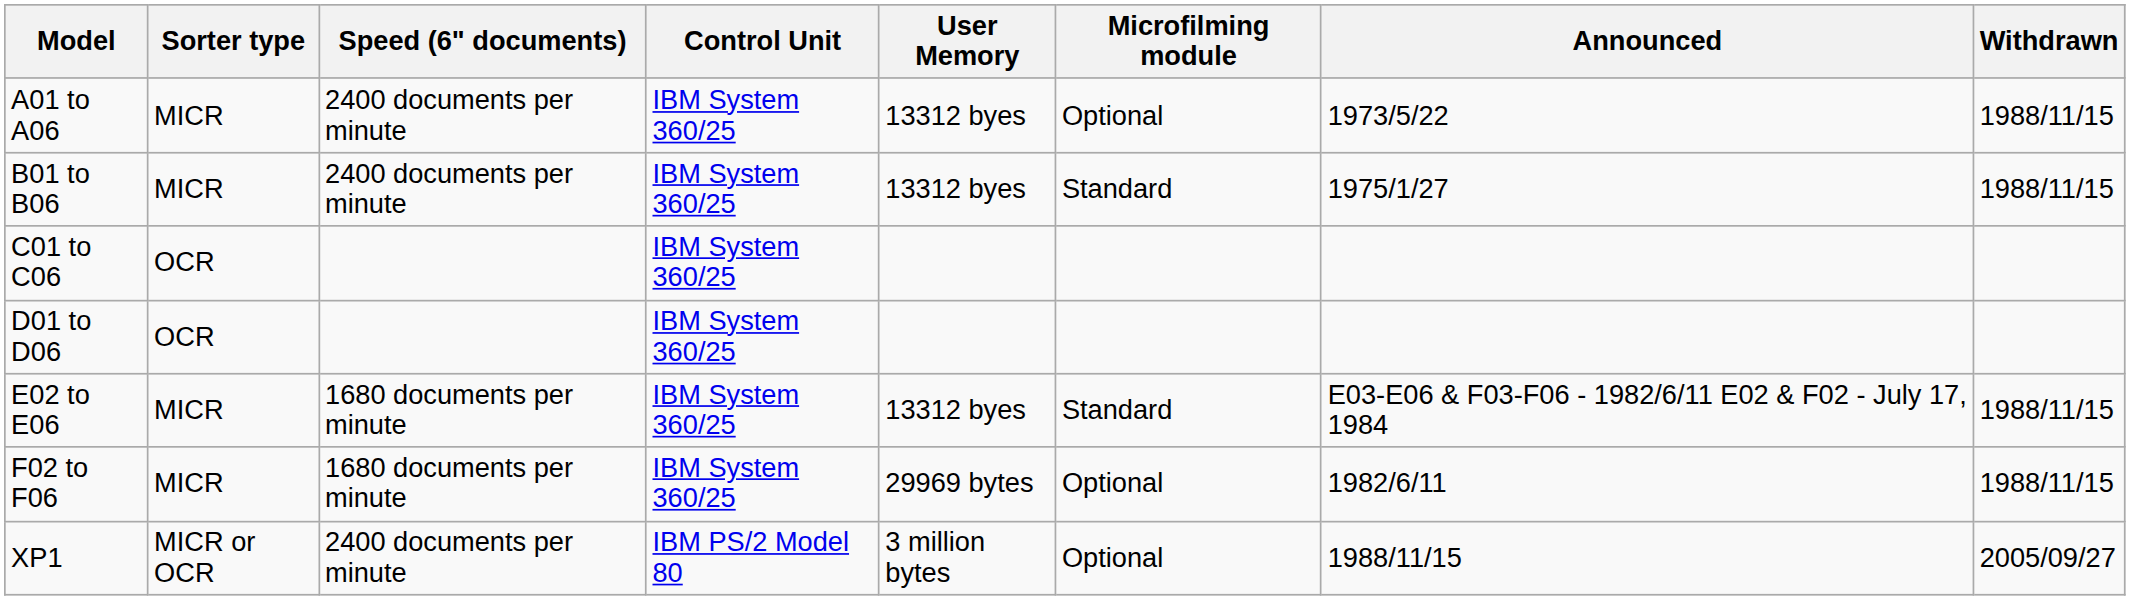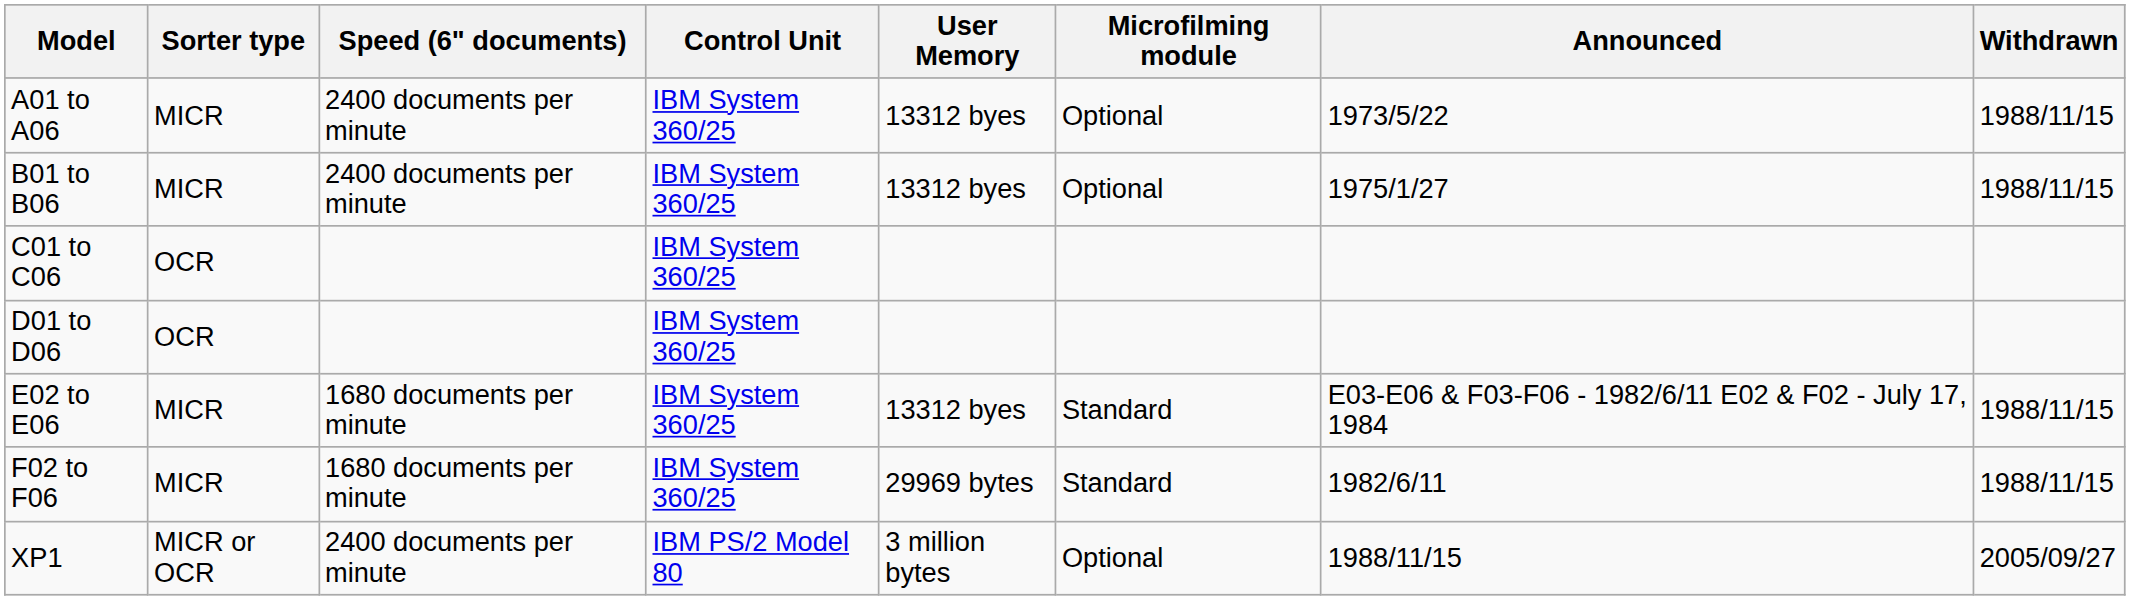(1117, 188) Standard -> (1113, 188) Optional
(1113, 483) Optional -> (1117, 483) Standard
